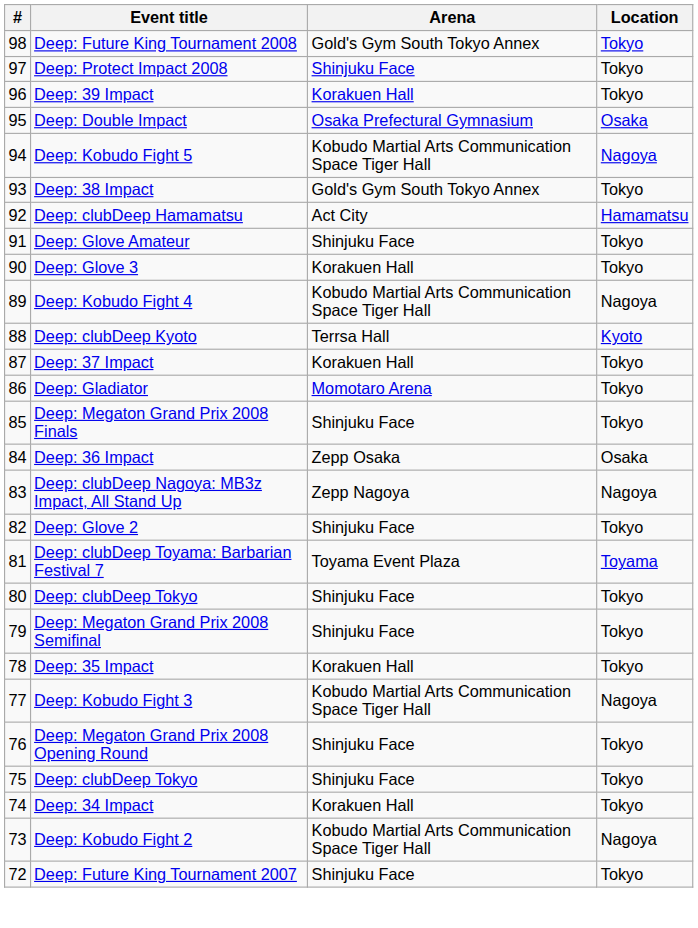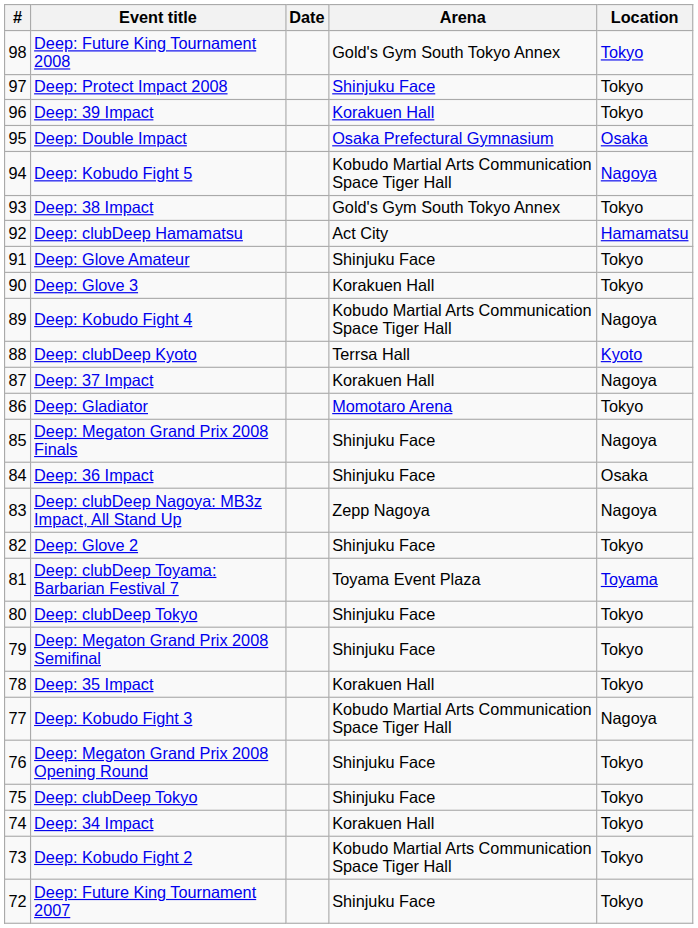+ column: (307, 18)
(622, 362) Tokyo -> (629, 381) Nagoya
(622, 423) Tokyo -> (629, 441) Nagoya
(356, 458) Zepp Osaka -> (384, 476) Shinjuku Face
(629, 840) Nagoya -> (622, 858) Tokyo
